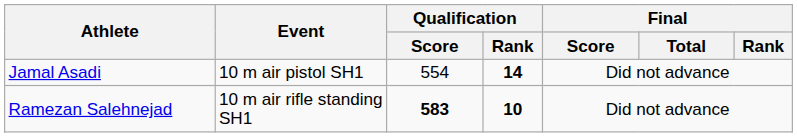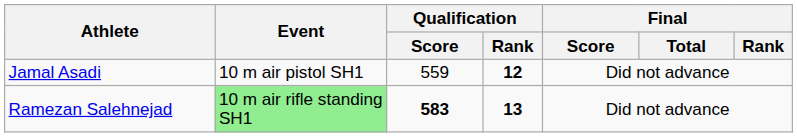(435, 73) 554 -> (435, 73) 559
(513, 73) 14 -> (513, 73) 12
(301, 109) no background -> (301, 109) lightgreen background
(513, 109) 10 -> (513, 109) 13
